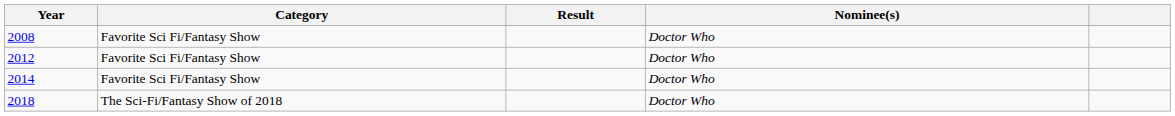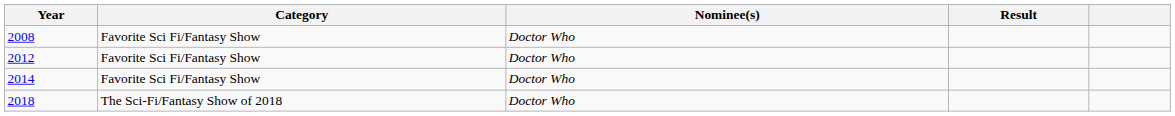columns swapped: (867, 15) <-> (576, 15)
